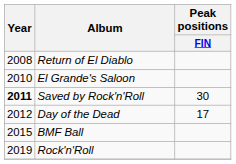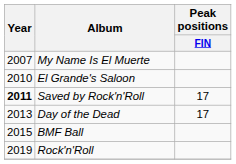+ row: (94, 60)
- row: (85, 60)
(203, 96) 30 -> (203, 96) 17
(20, 114) 2012 -> (20, 114) 2013
